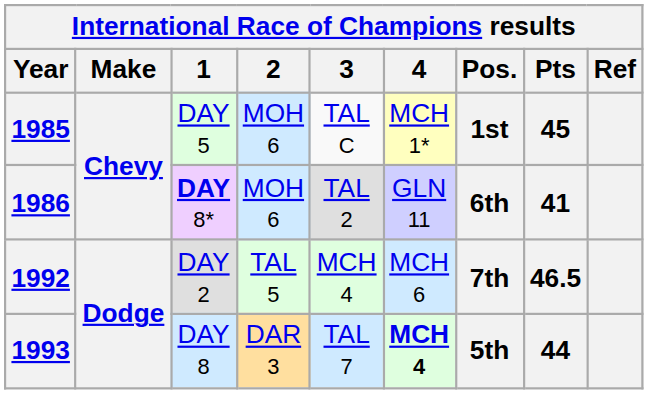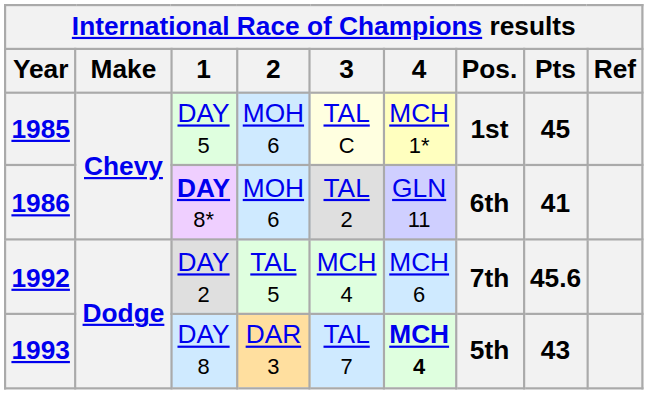(347, 128) no background -> (347, 128) lightyellow background
(555, 277) 46.5 -> (555, 277) 45.6
(555, 351) 44 -> (555, 351) 43
